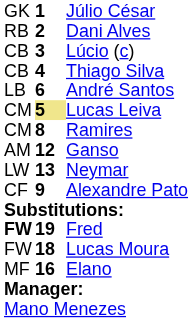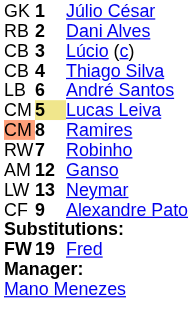(18, 130) no background -> (18, 130) lightsalmon background
+ row: (99, 150)
- row: (118, 249)
- row: (89, 269)
